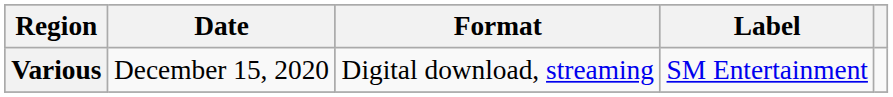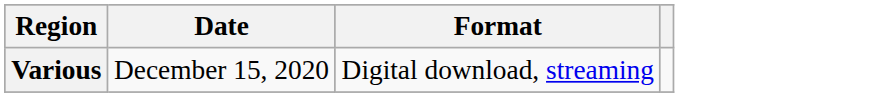- column: (767, 26)
